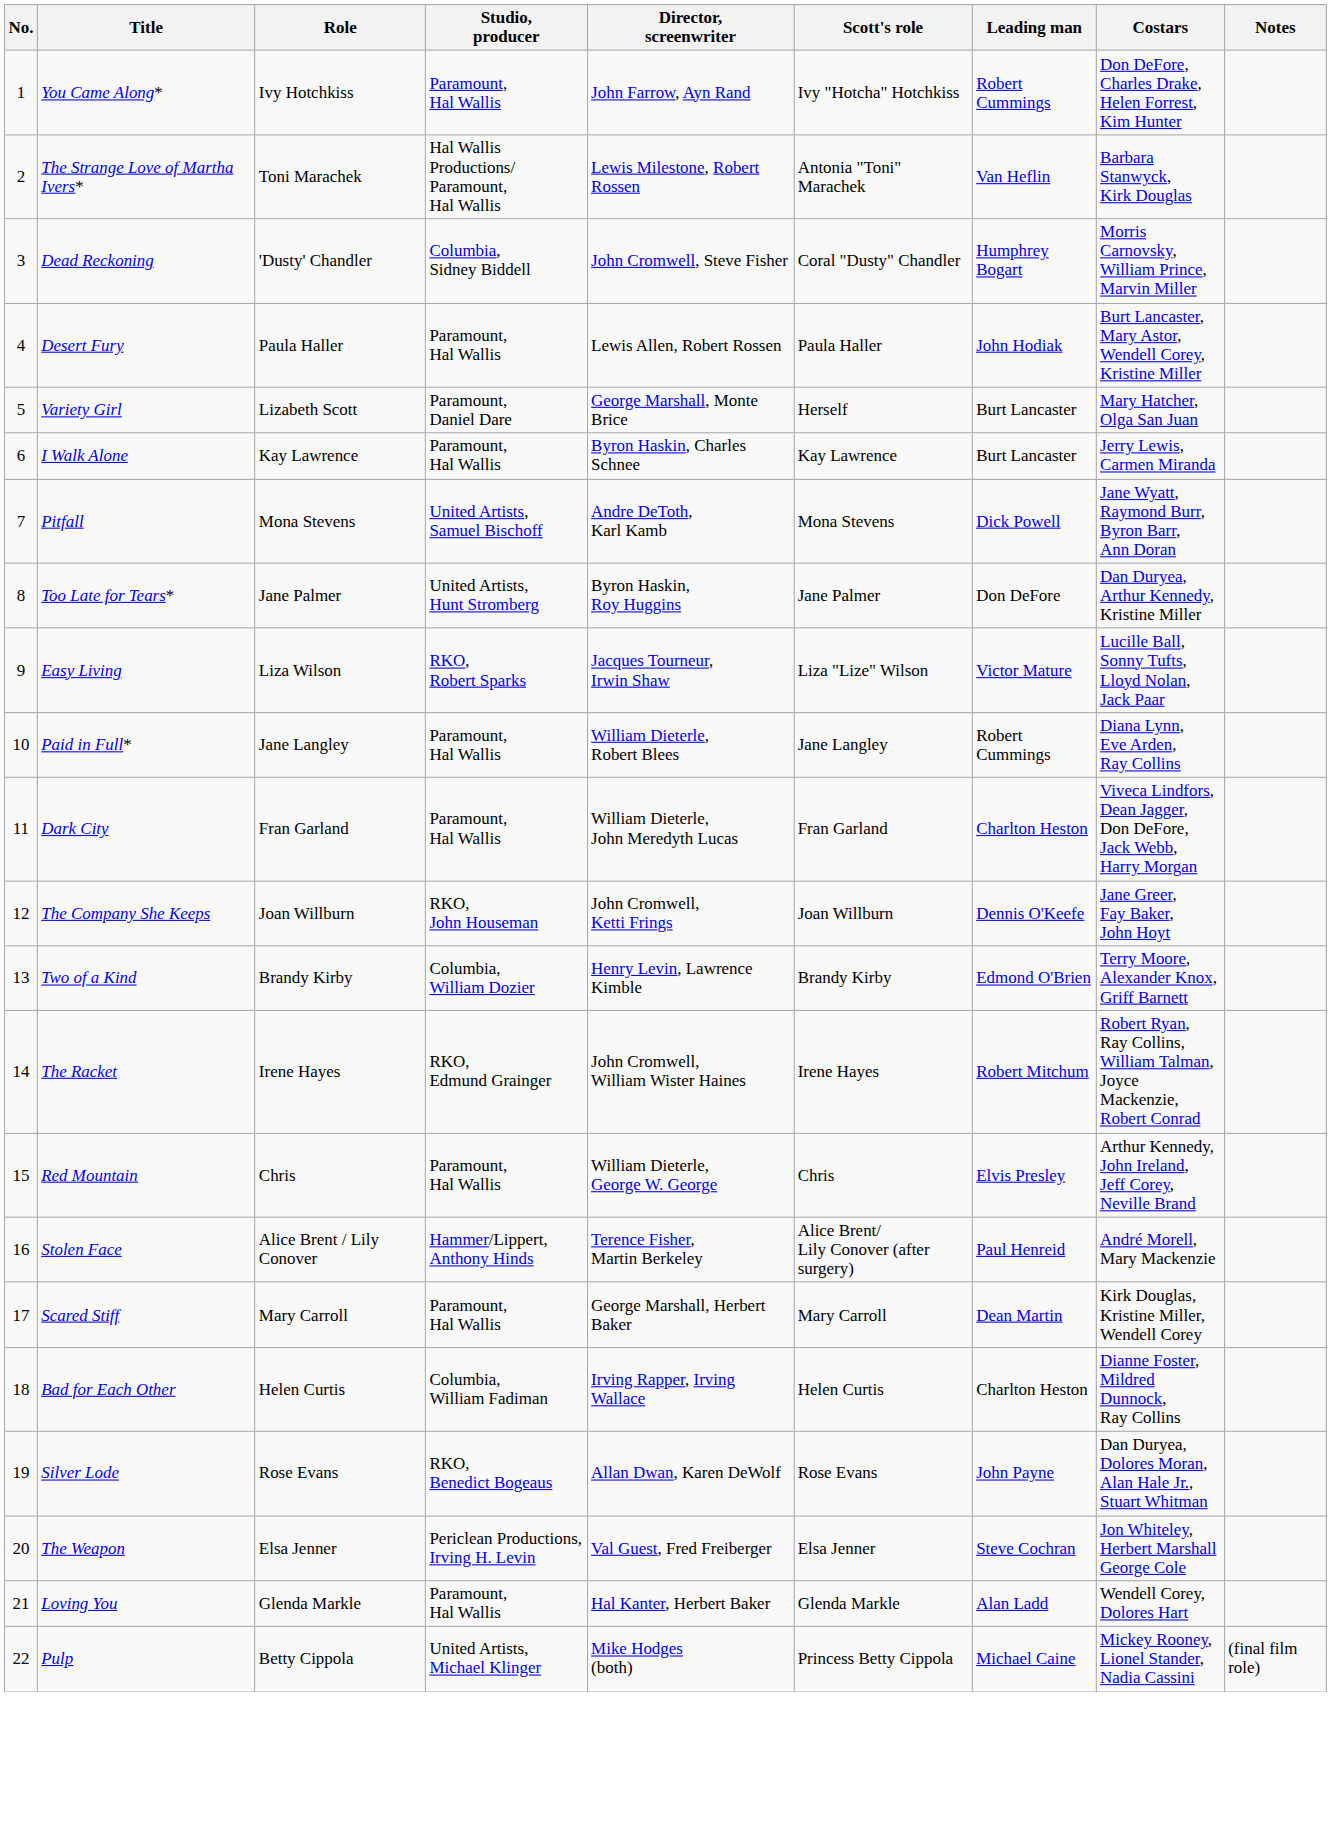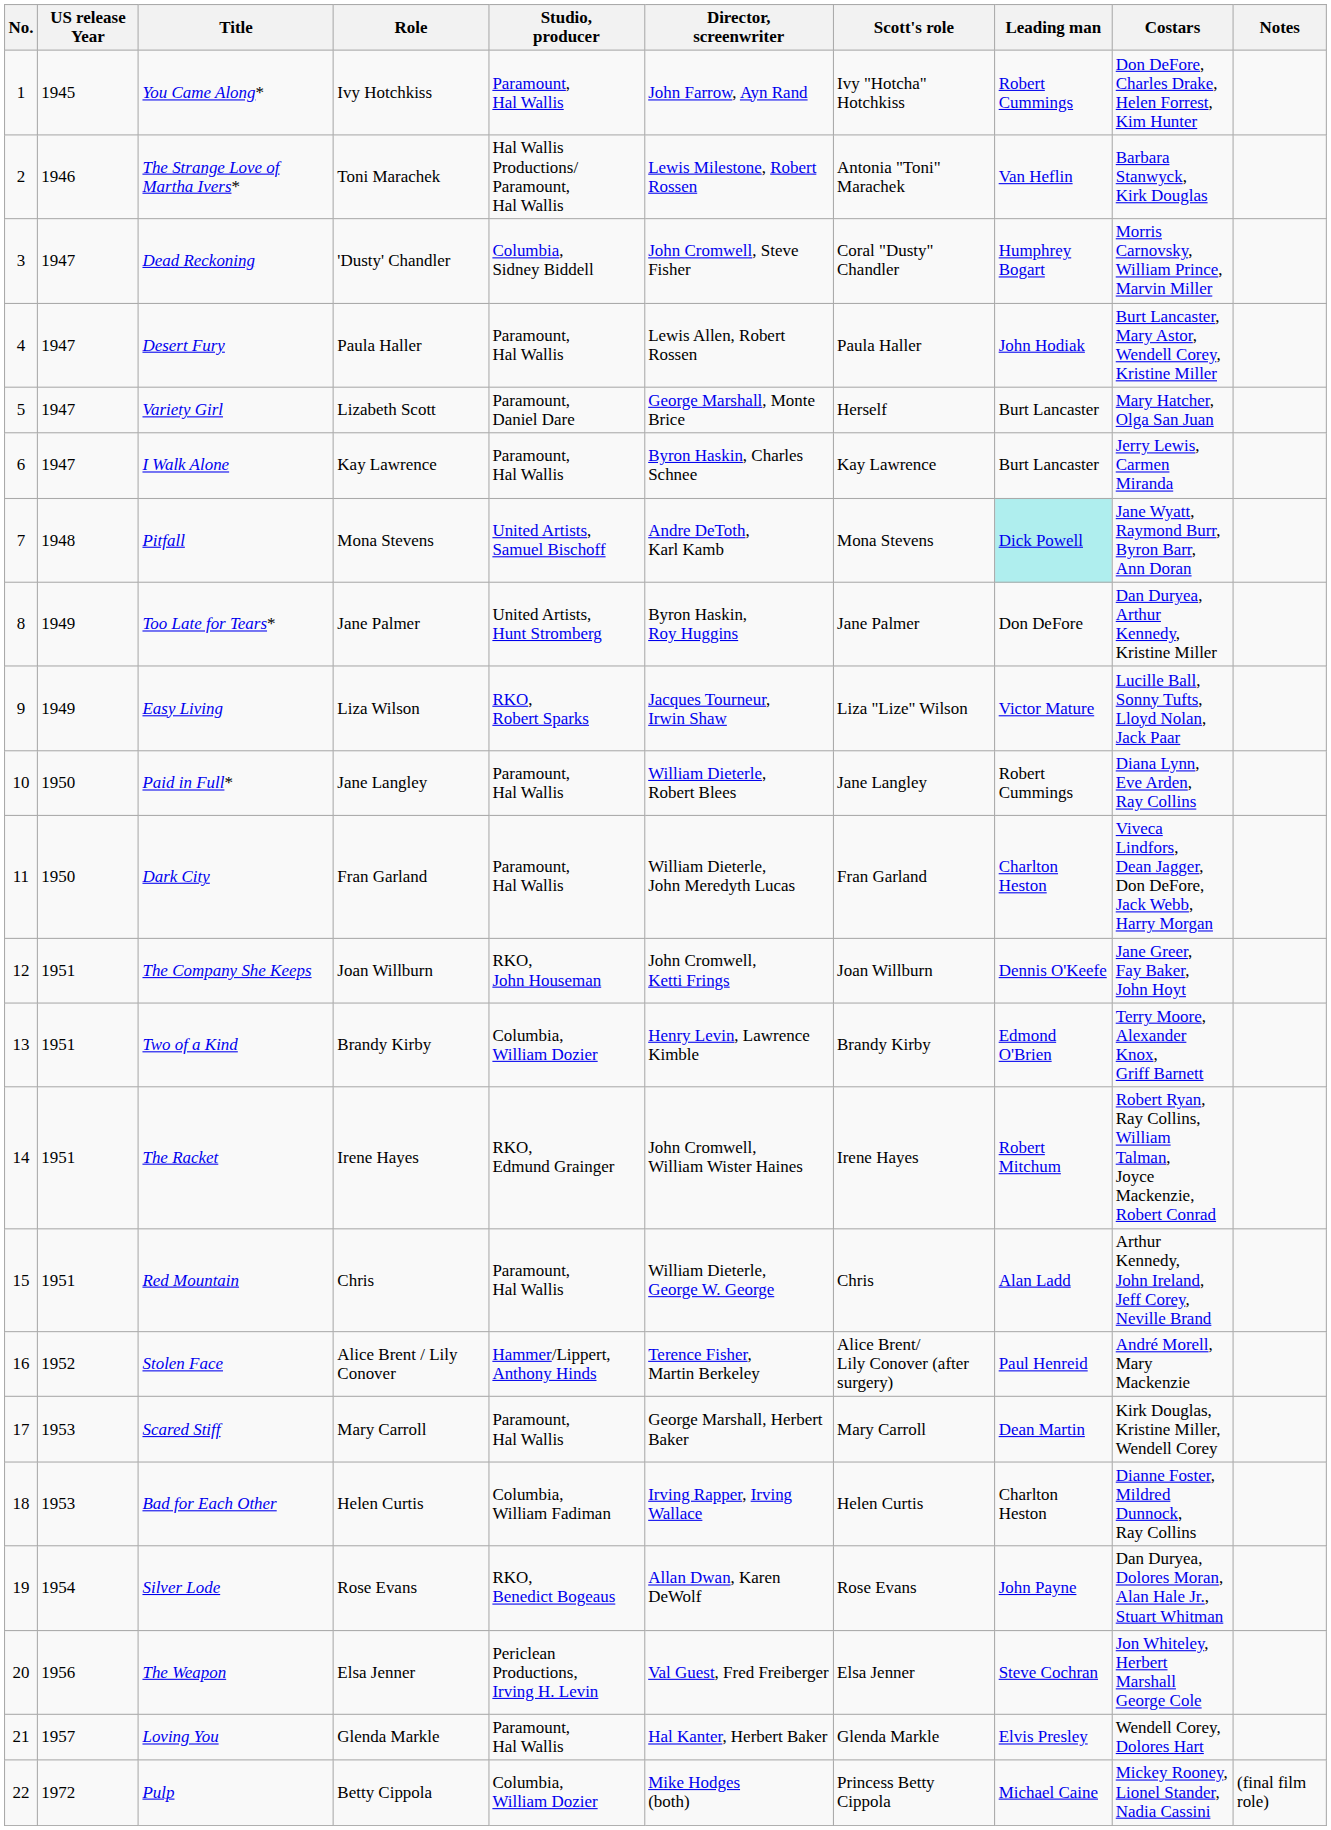+ column: (88, 27)
(1018, 521) no background -> (1041, 540) paleturquoise background
(1021, 1175) Elvis Presley -> (1035, 1280) Alan Ladd
(1012, 1603) Alan Ladd -> (1043, 1737) Elvis Presley
(485, 1659) United Artists, Michael Klinger -> (545, 1792) Columbia, William Dozier
